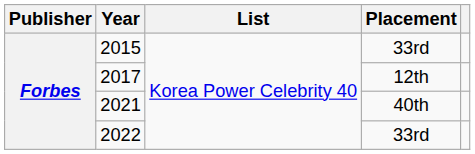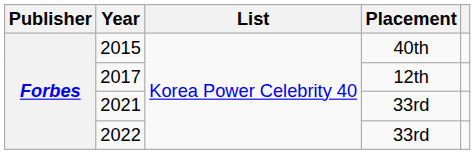(411, 47) 33rd -> (411, 47) 40th
(411, 105) 40th -> (411, 105) 33rd
